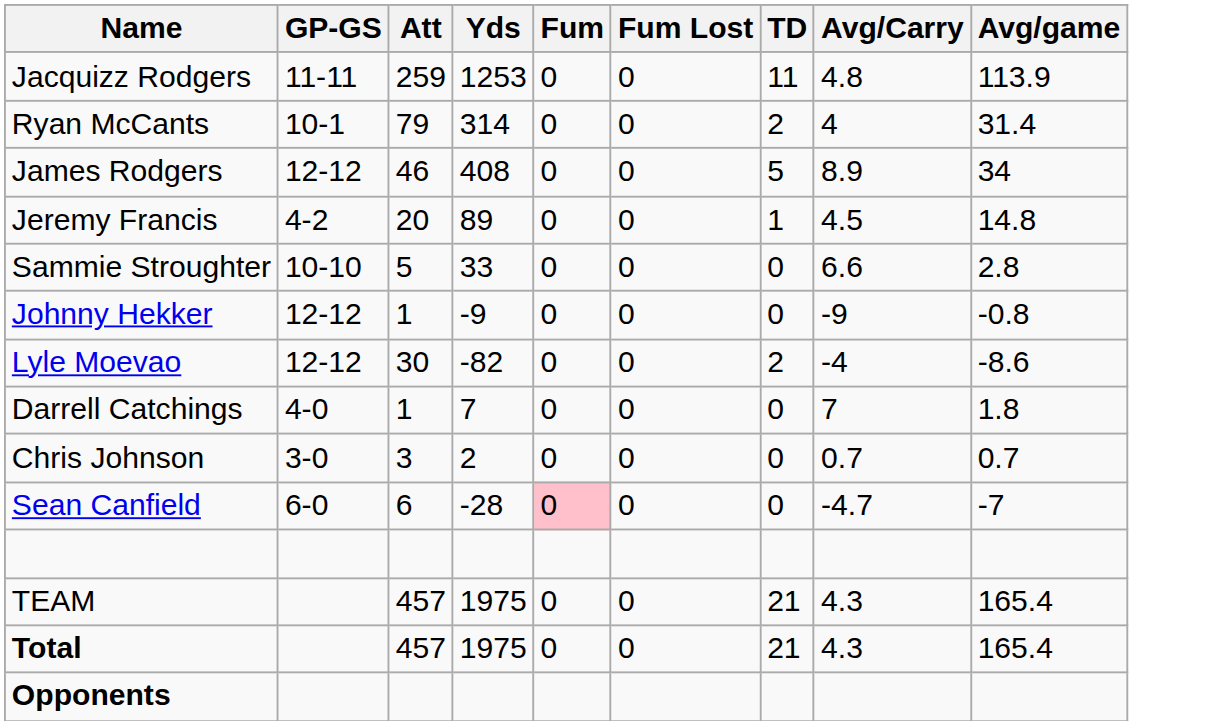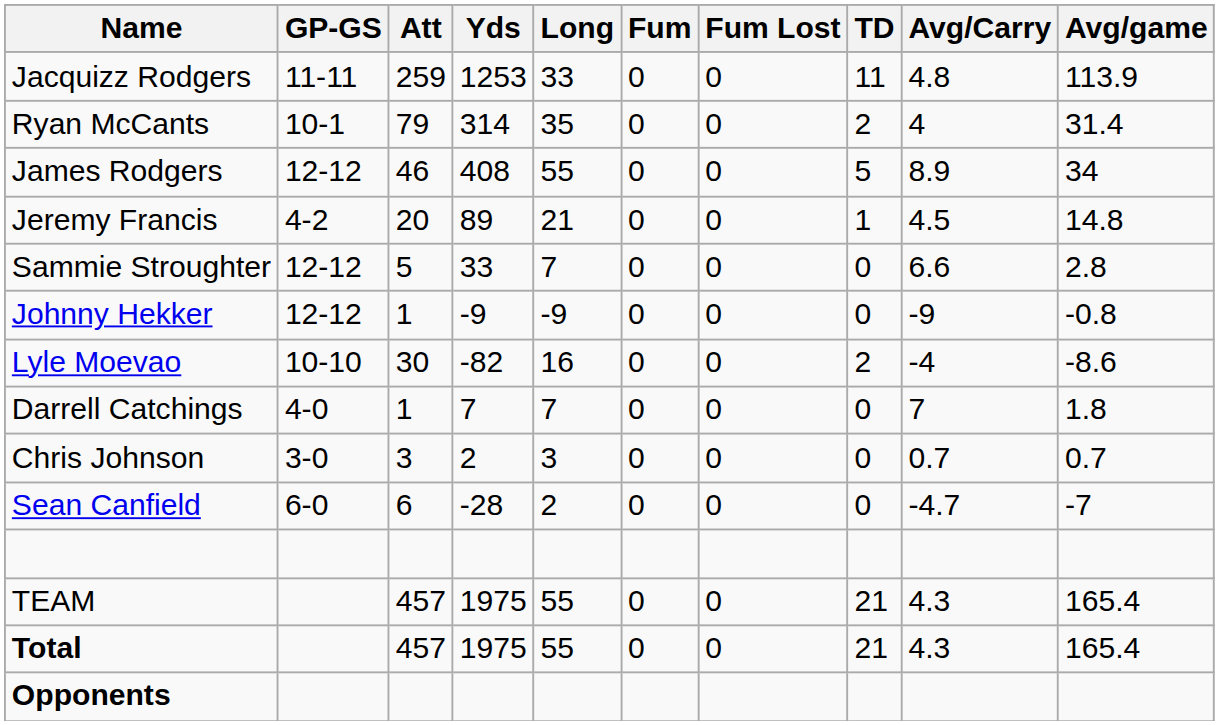+ column: (577, 28)
(323, 266) 10-10 -> (323, 266) 12-12
(323, 362) 12-12 -> (323, 362) 10-10
(549, 505) pink background -> (636, 505) no background
